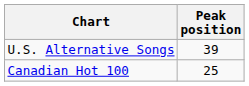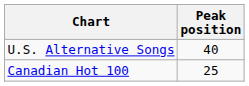(211, 50) 39 -> (211, 50) 40
